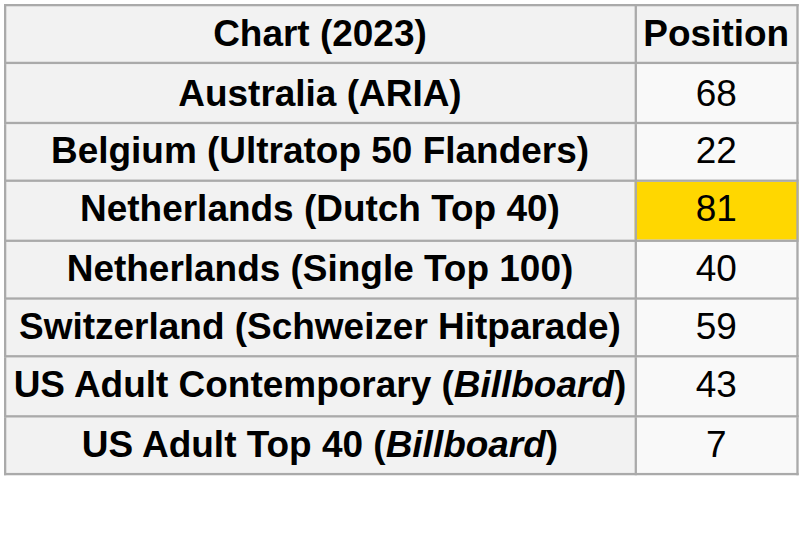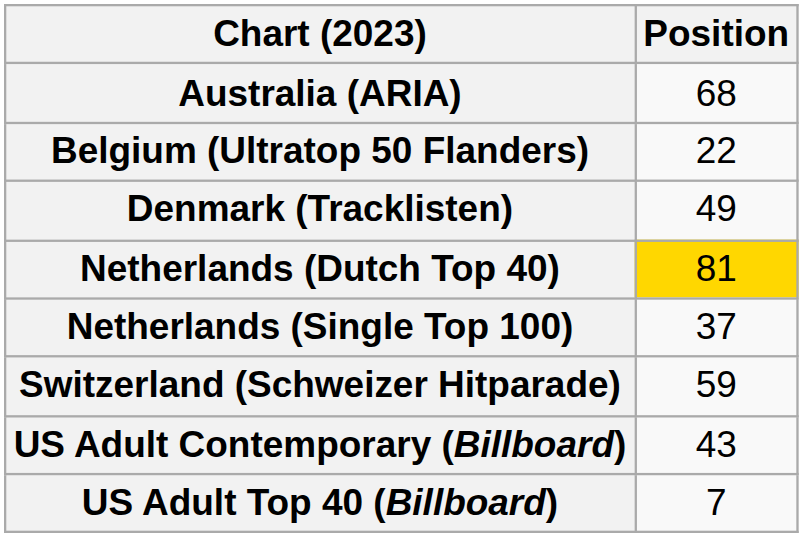+ row: (320, 209)
(716, 268) 40 -> (716, 326) 37
